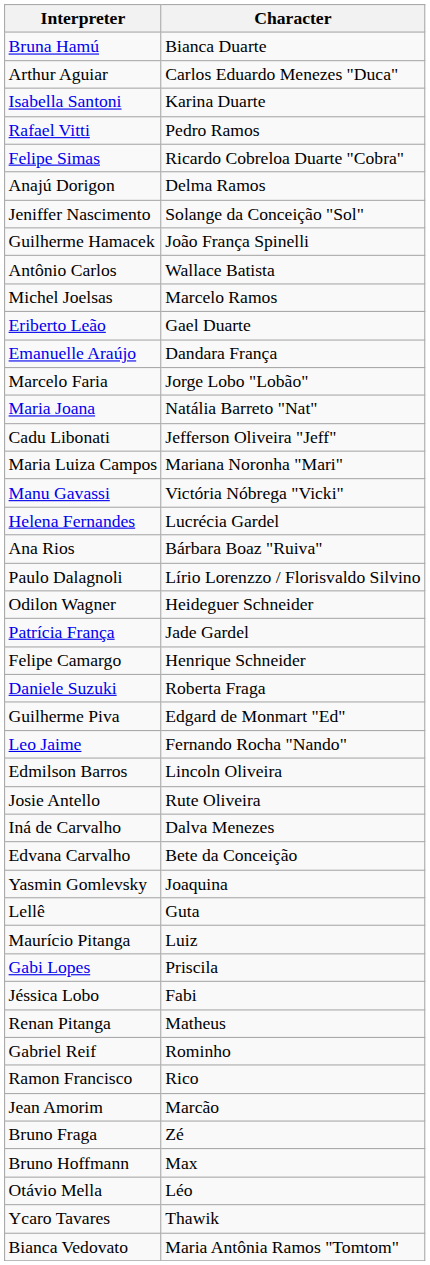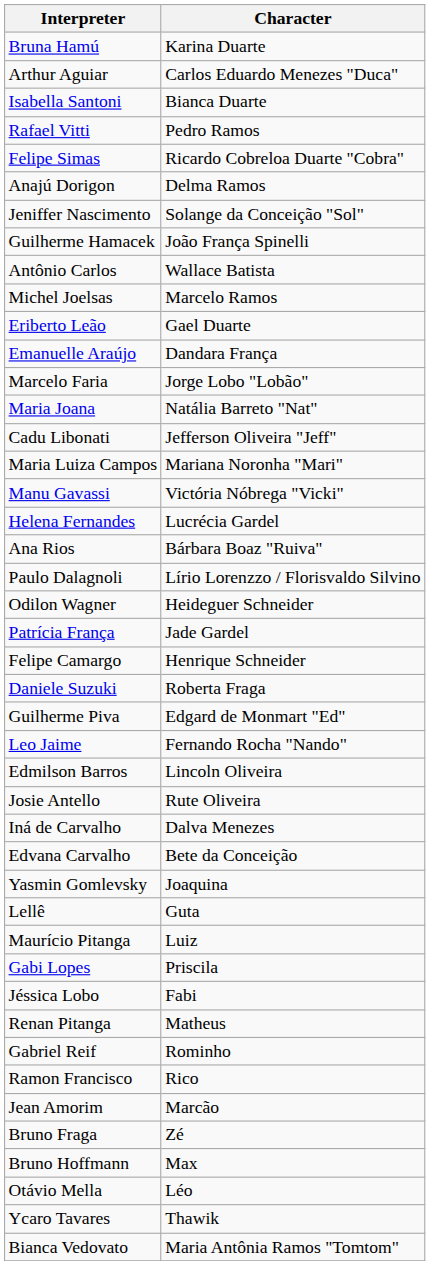(216, 46) Bianca Duarte -> (215, 46) Karina Duarte
(215, 102) Karina Duarte -> (216, 102) Bianca Duarte
